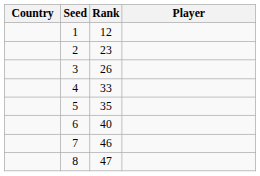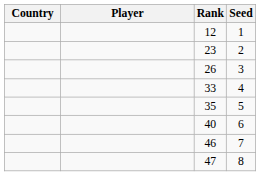columns swapped: (189, 13) <-> (75, 13)
